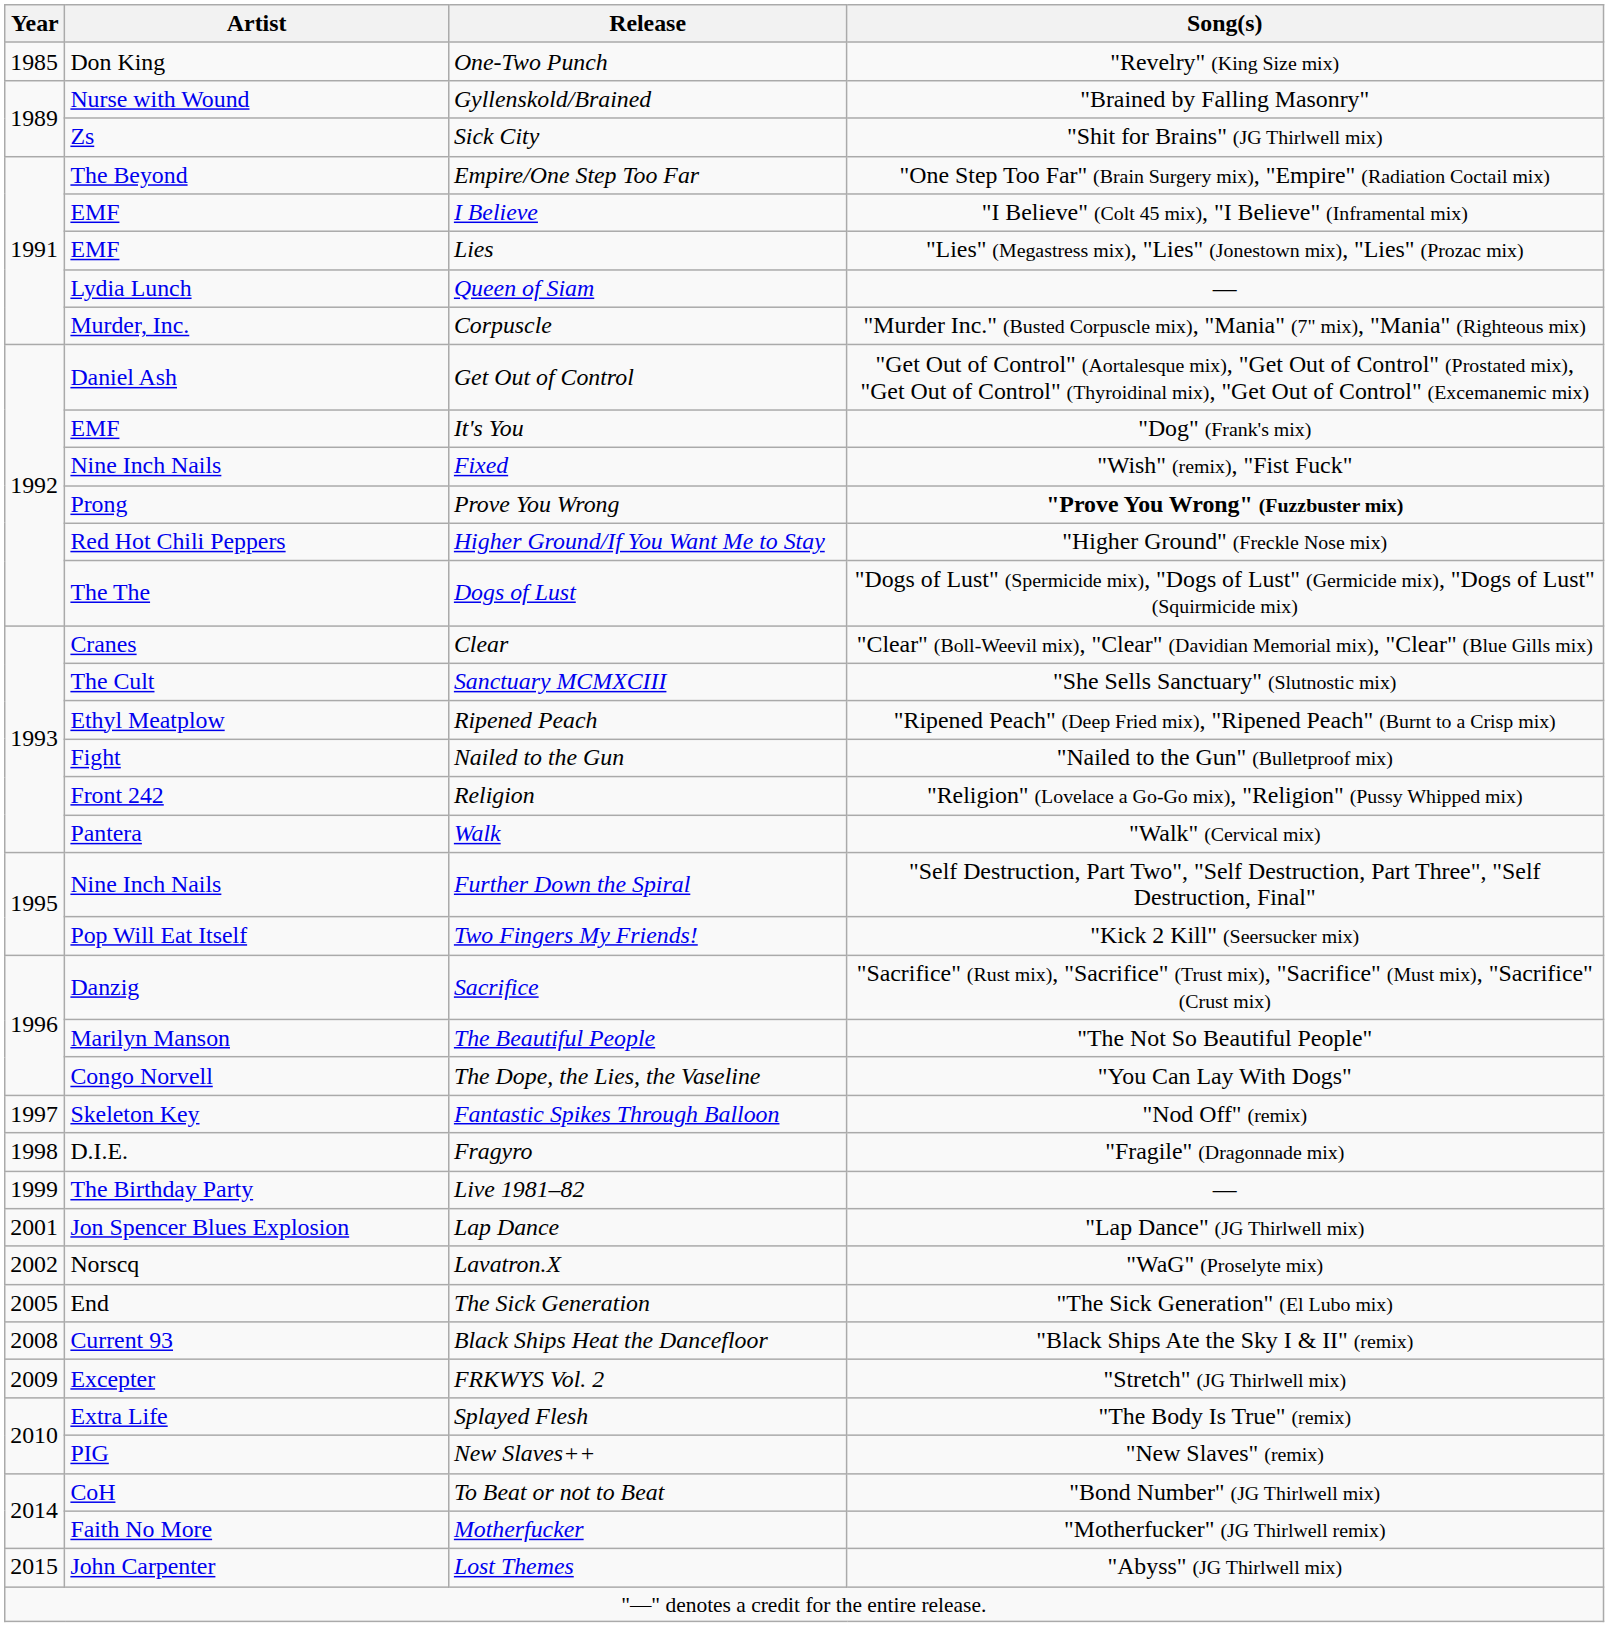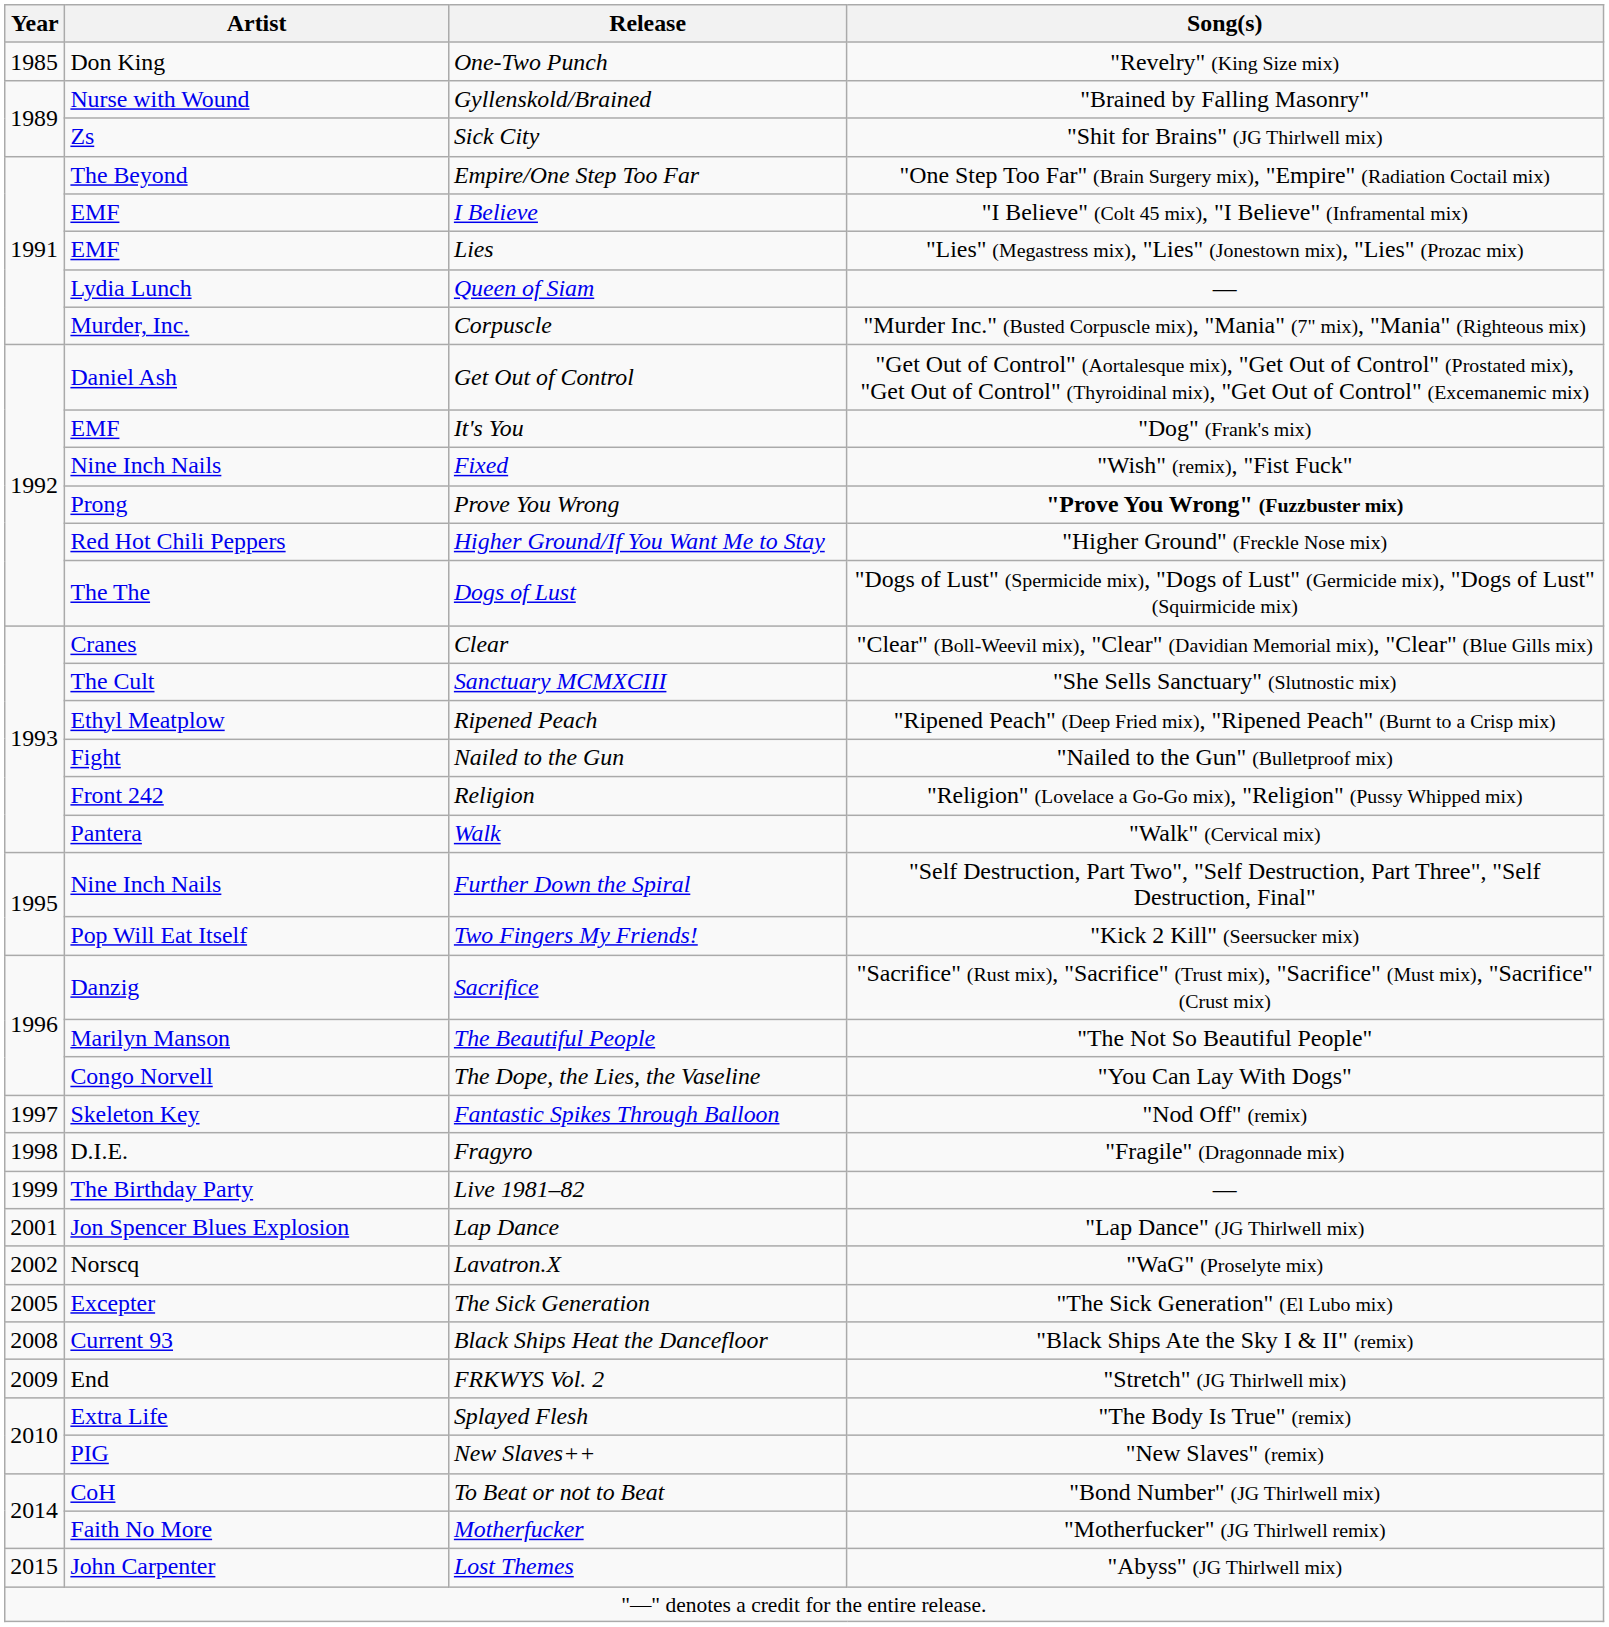(90, 1302) End -> (113, 1302) Excepter
(113, 1378) Excepter -> (90, 1378) End
